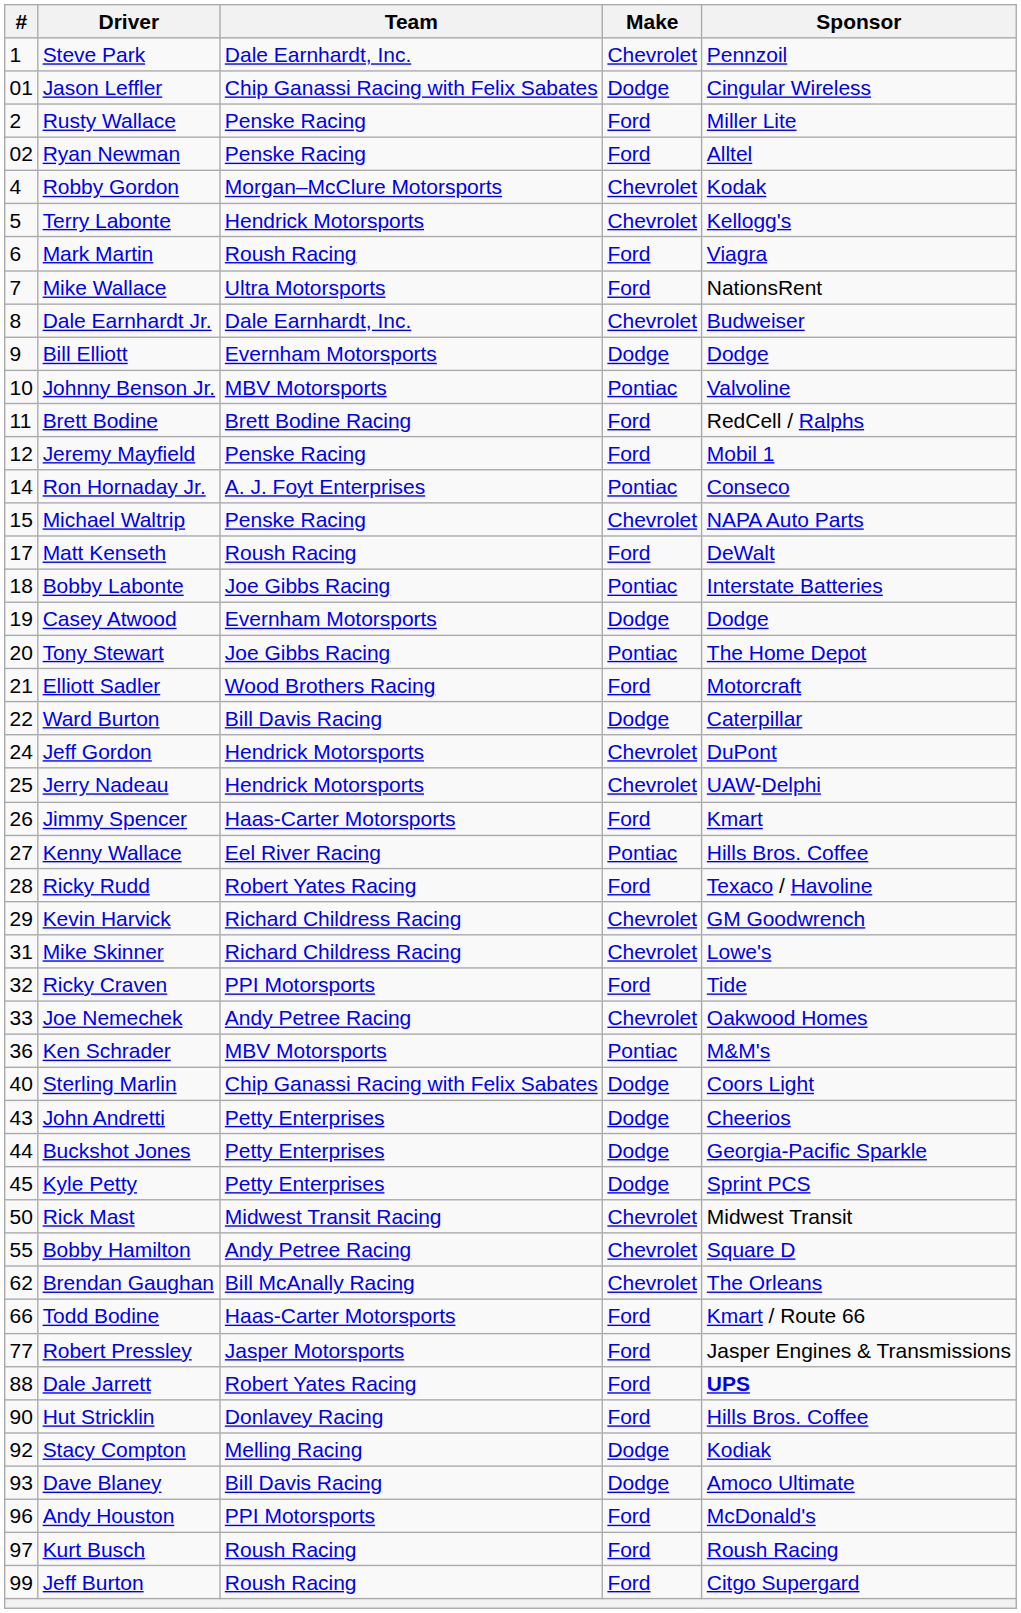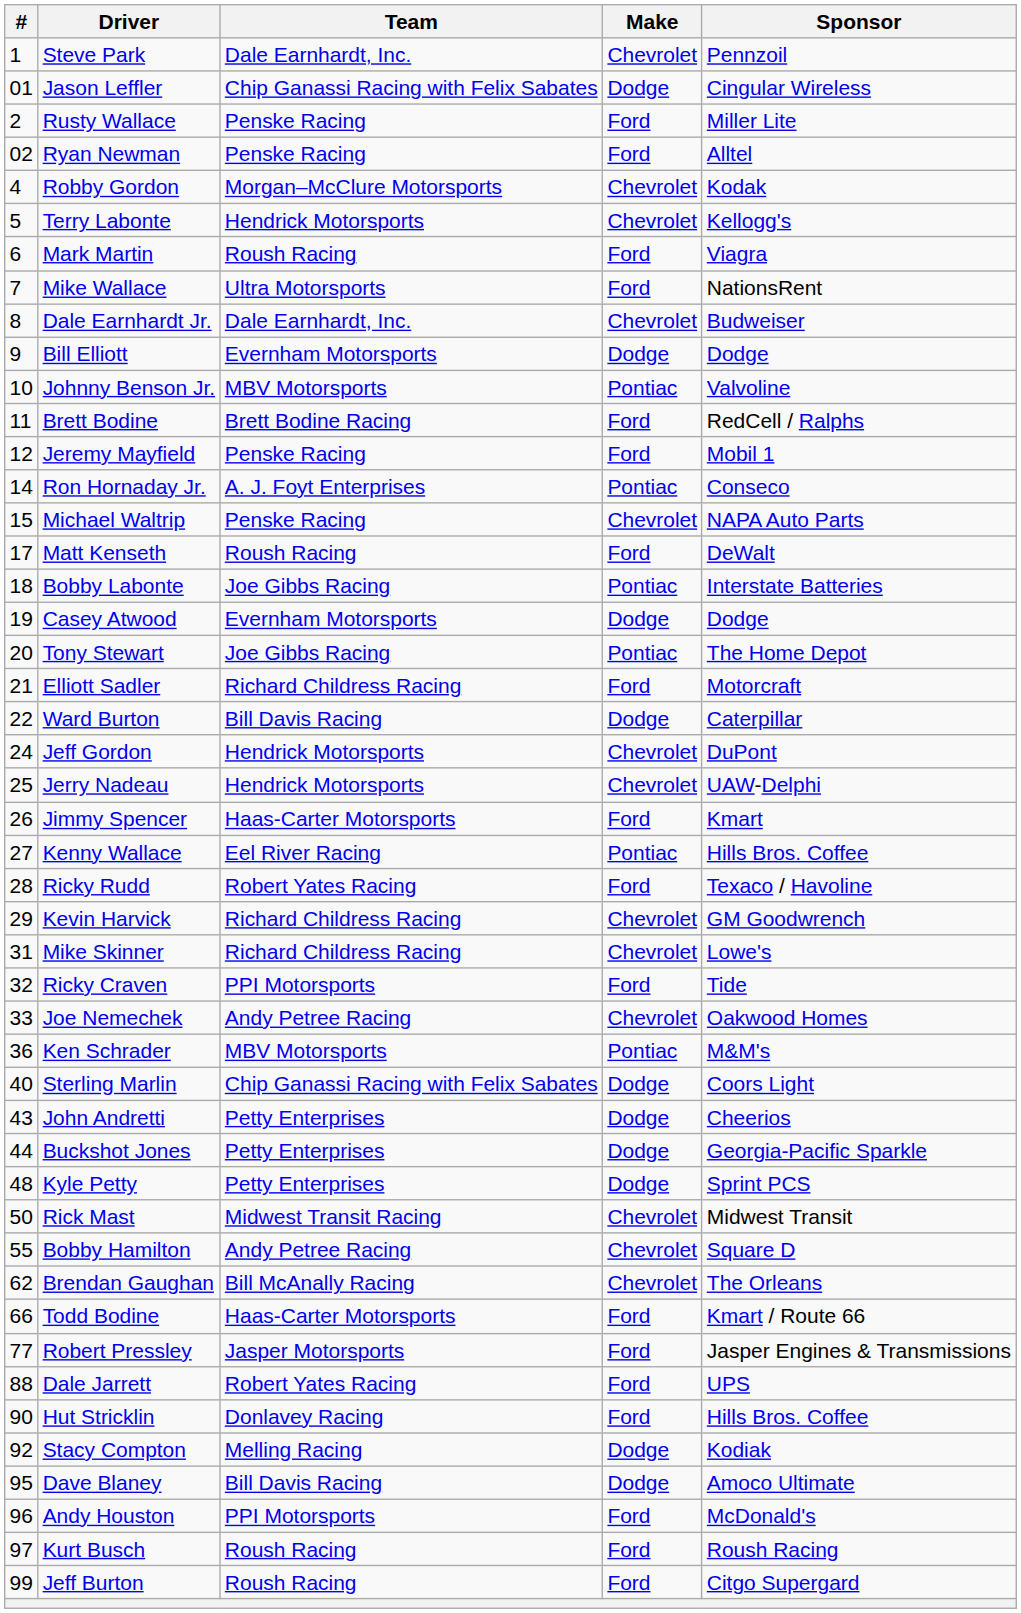(330, 686) Wood Brothers Racing -> (343, 686) Richard Childress Racing
(21, 1184) 45 -> (21, 1184) 48
(728, 1383) bold -> (728, 1383) normal
(21, 1483) 93 -> (21, 1483) 95
